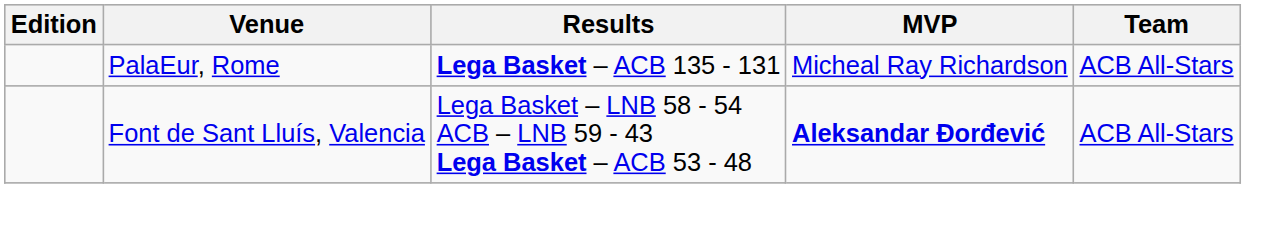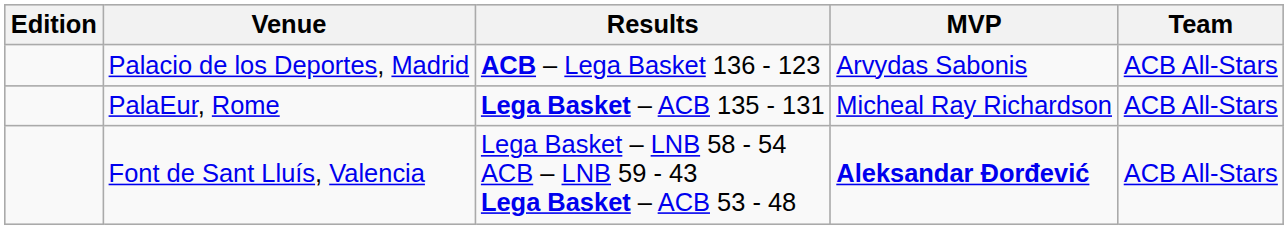+ row: (289, 65)
